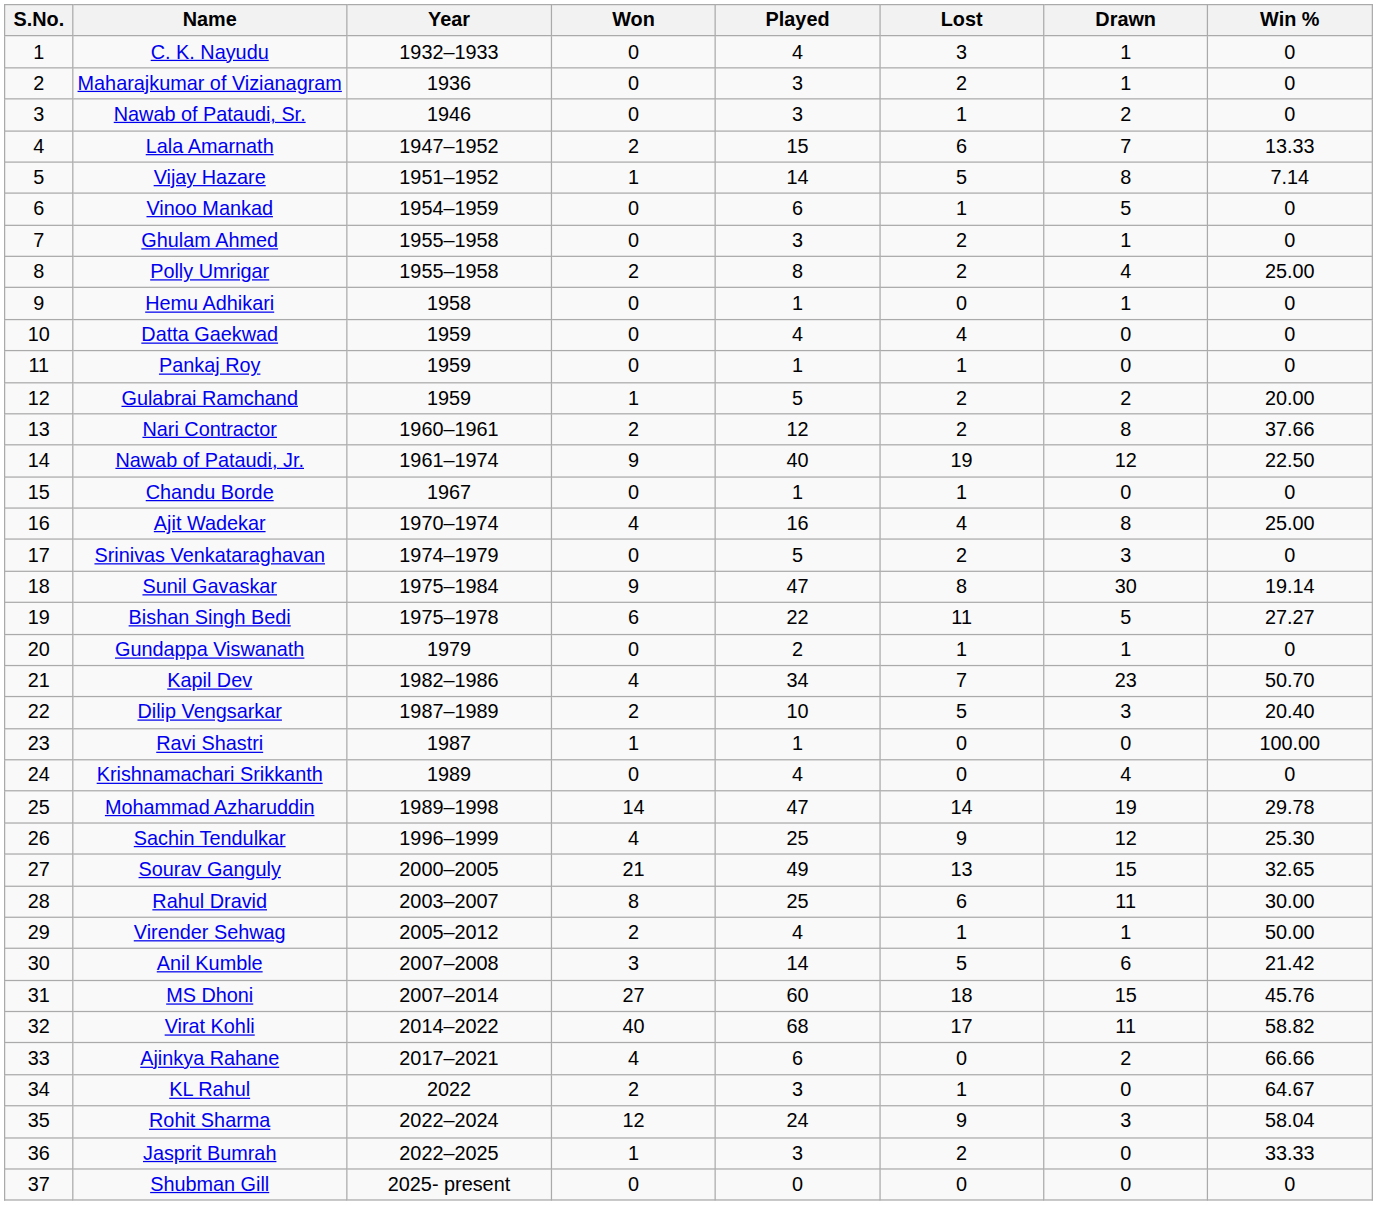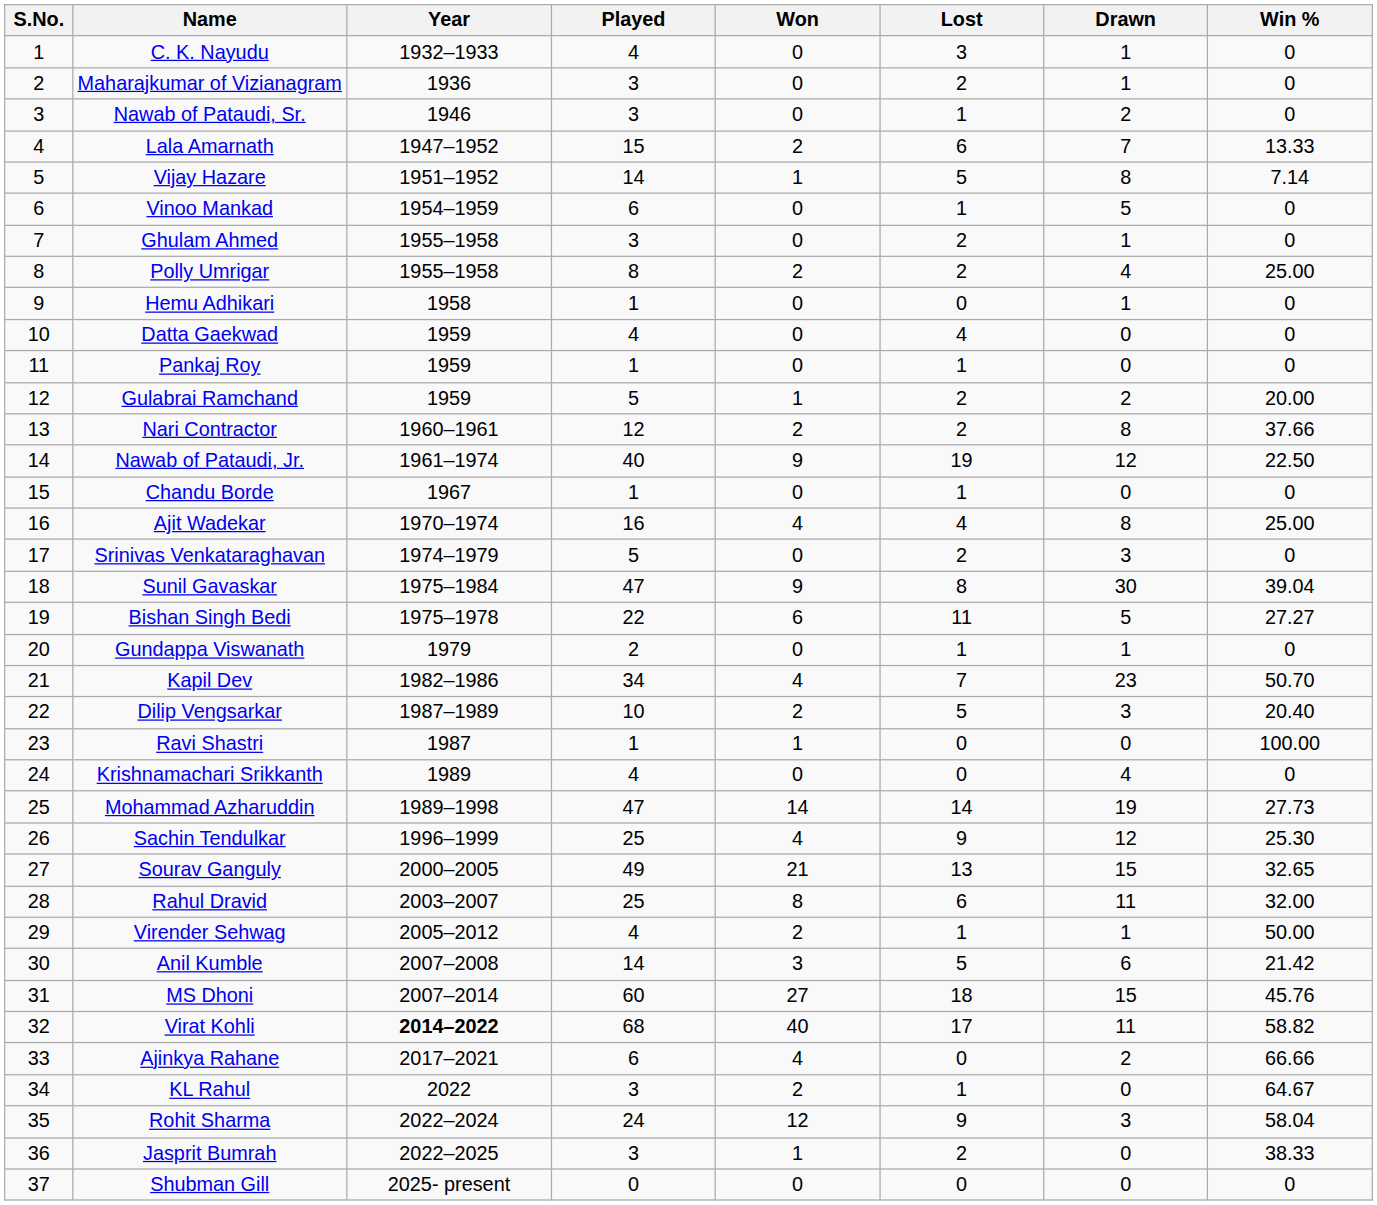columns swapped: (798, 20) <-> (634, 20)
(1290, 586) 19.14 -> (1290, 586) 39.04
(1290, 806) 29.78 -> (1290, 806) 27.73
(1290, 901) 30.00 -> (1290, 901) 32.00
(449, 1027) normal -> (449, 1027) bold
(1290, 1152) 33.33 -> (1290, 1152) 38.33
